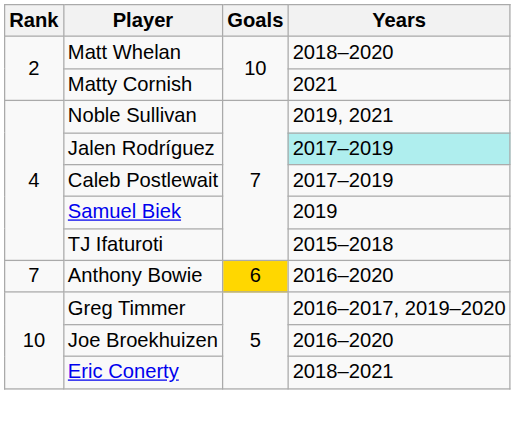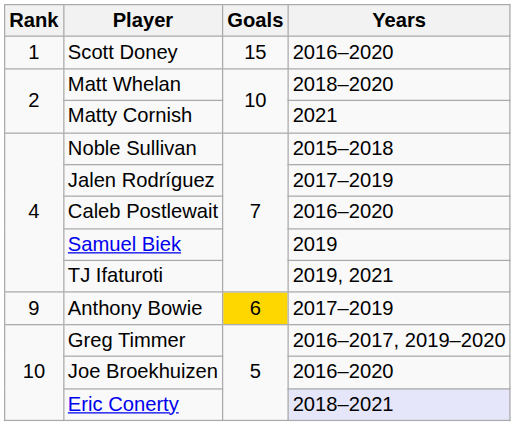+ row: (123, 52)
(343, 116) 2019, 2021 -> (343, 148) 2015–2018
(343, 148) paleturquoise background -> (343, 180) no background
(343, 180) 2017–2019 -> (343, 212) 2016–2020
(343, 244) 2015–2018 -> (343, 276) 2019, 2021
(34, 276) 7 -> (34, 308) 9
(343, 276) 2016–2020 -> (343, 308) 2017–2019
(343, 372) no background -> (343, 404) lavender background
